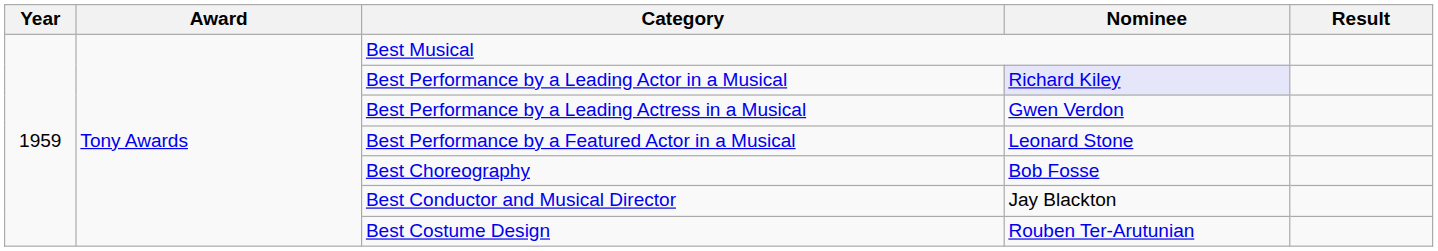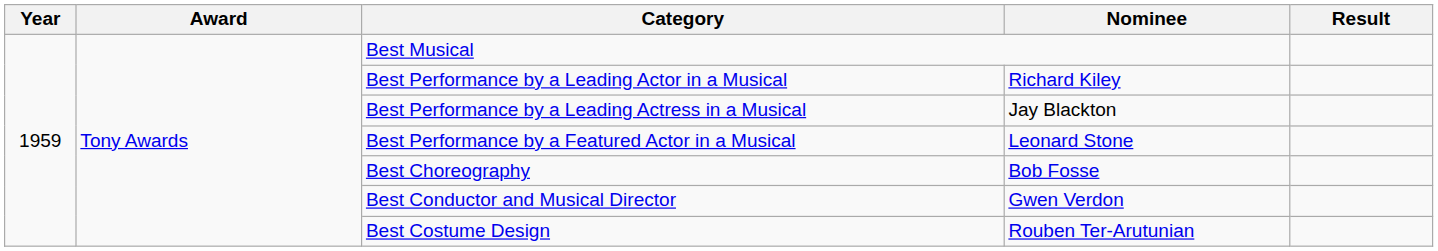(1064, 79) lavender background -> (1064, 79) no background
(1066, 110) Gwen Verdon -> (1062, 110) Jay Blackton
(1062, 200) Jay Blackton -> (1066, 200) Gwen Verdon
